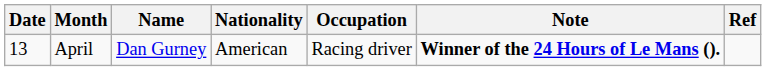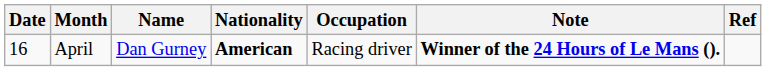(18, 49) 13 -> (18, 49) 16
(251, 49) normal -> (254, 49) bold
